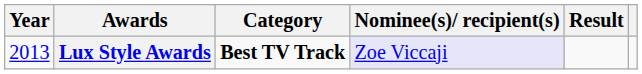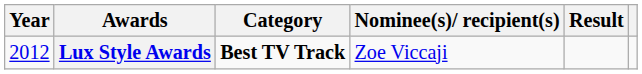(29, 52) 2013 -> (29, 52) 2012
(401, 52) lavender background -> (401, 52) no background
